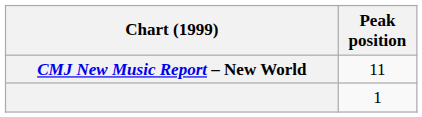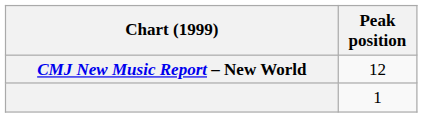(377, 68) 11 -> (377, 68) 12
